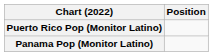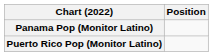rows swapped: (84, 43) <-> (84, 28)
